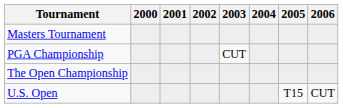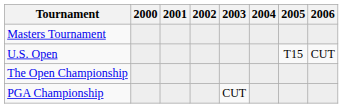rows swapped: (32, 93) <-> (55, 54)
